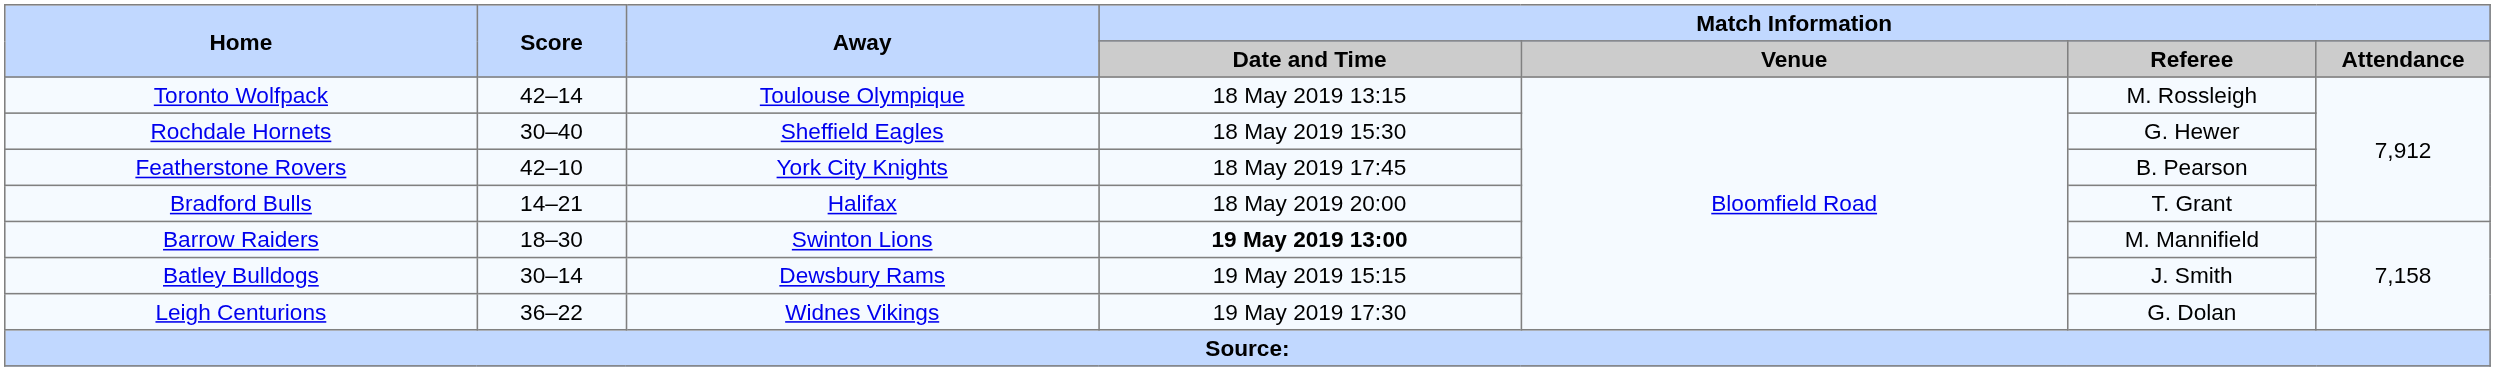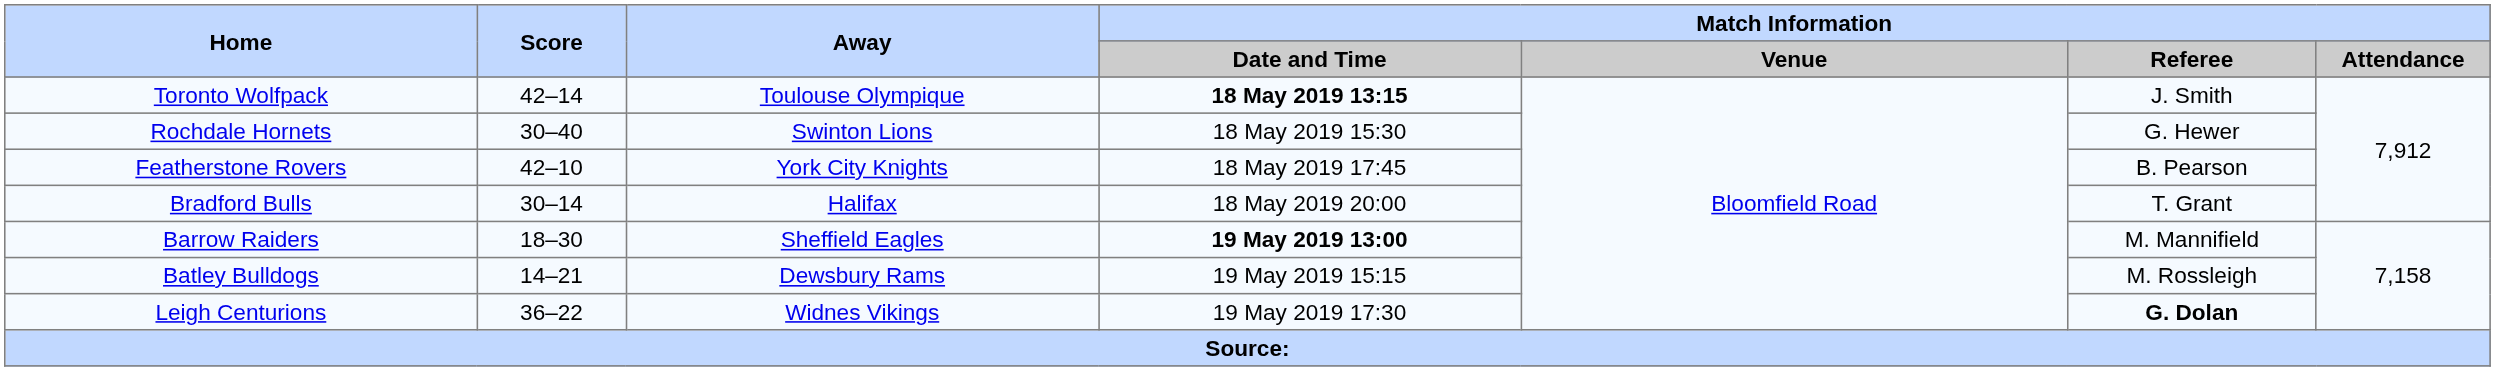(1310, 95) normal -> (1310, 95) bold
(2192, 95) M. Rossleigh -> (2192, 95) J. Smith
(862, 131) Sheffield Eagles -> (862, 131) Swinton Lions
(552, 203) 14–21 -> (552, 203) 30–14
(862, 240) Swinton Lions -> (862, 240) Sheffield Eagles
(552, 276) 30–14 -> (552, 276) 14–21
(2192, 276) J. Smith -> (2192, 276) M. Rossleigh
(2192, 312) normal -> (2192, 312) bold
